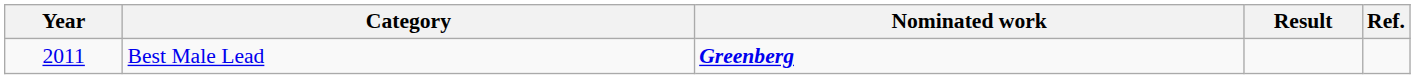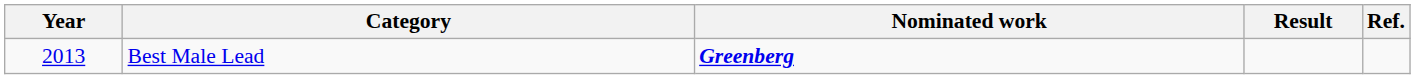(64, 55) 2011 -> (64, 55) 2013
